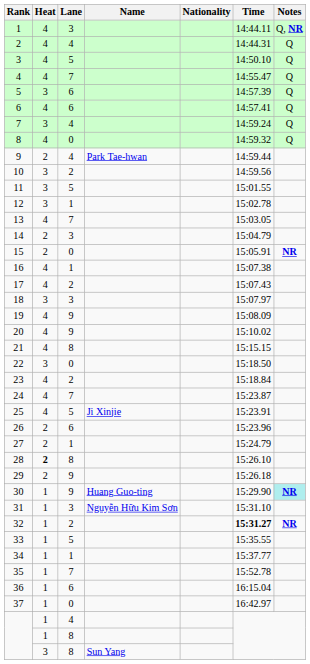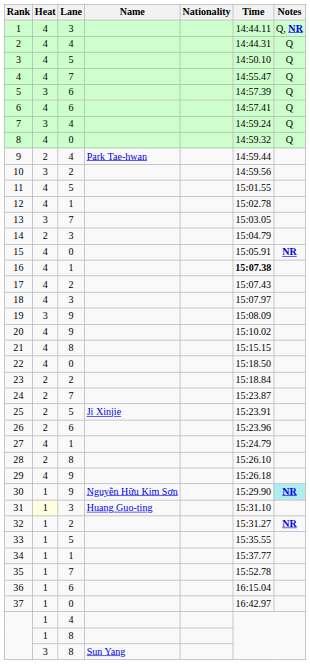(45, 188) 3 -> (45, 188) 4
(45, 204) 3 -> (45, 204) 4
(45, 220) 4 -> (45, 220) 3
(45, 252) 2 -> (45, 252) 4
(253, 268) normal -> (253, 268) bold
(45, 300) 3 -> (45, 300) 4
(45, 316) 4 -> (45, 316) 3
(45, 364) 3 -> (45, 364) 4
(45, 380) 4 -> (45, 380) 2
(45, 396) 4 -> (45, 396) 2
(45, 412) 4 -> (45, 412) 2
(45, 444) 2 -> (45, 444) 4
(45, 460) bold -> (45, 460) normal
(45, 476) 2 -> (45, 476) 4
(120, 492) Huang Guo-ting -> (132, 492) Nguyễn Hữu Kim Sơn
(45, 508) no background -> (45, 508) lightyellow background
(132, 508) Nguyễn Hữu Kim Sơn -> (120, 508) Huang Guo-ting
(253, 524) bold -> (253, 524) normal
